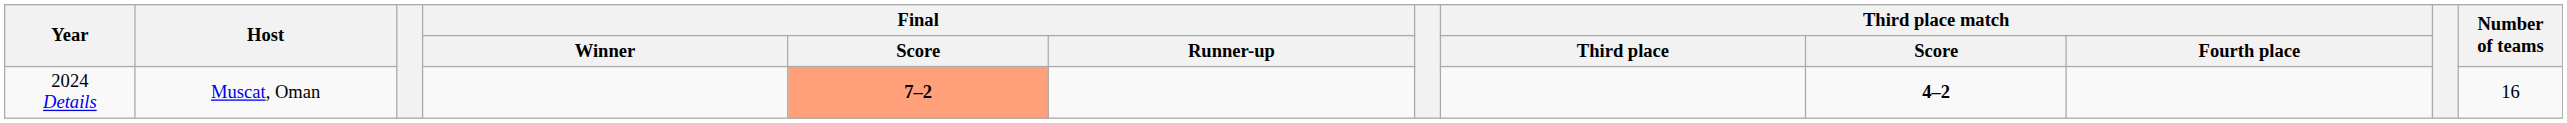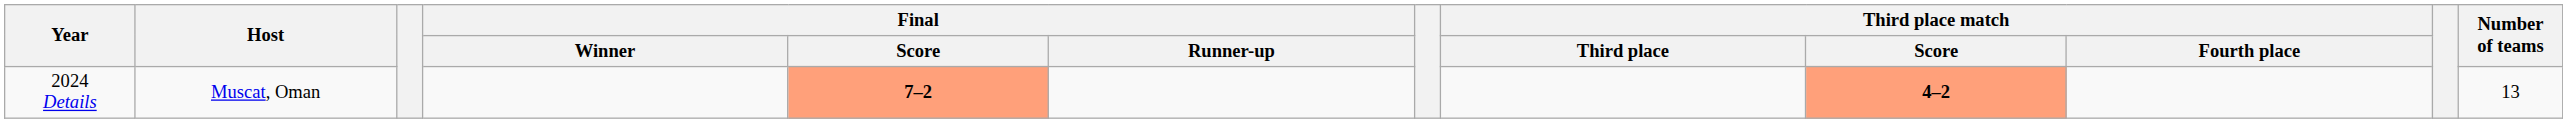(1936, 92) no background -> (1936, 92) lightsalmon background
(2510, 92) 16 -> (2510, 92) 13
